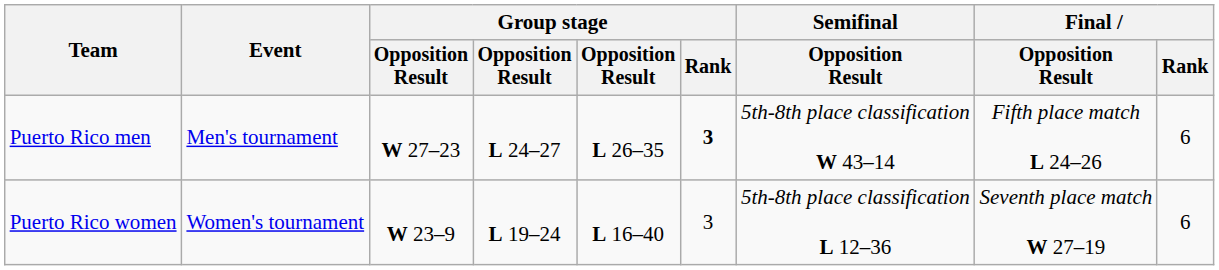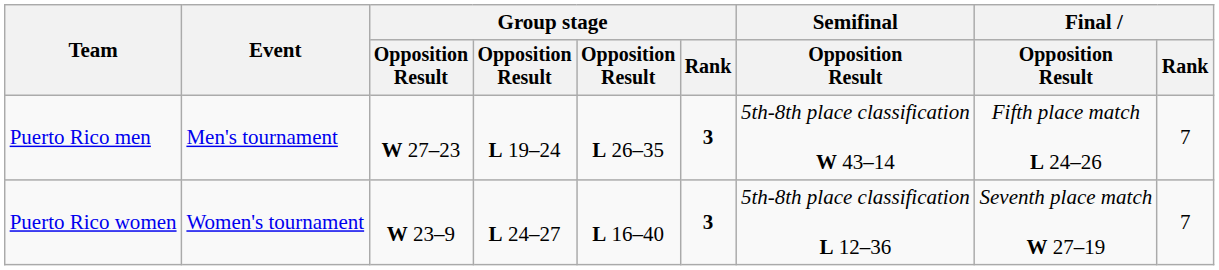(525, 150) L 24–27 -> (525, 150) L 19–24
(1185, 137) 6 -> (1185, 137) 7
(525, 234) L 19–24 -> (525, 234) L 24–27
(708, 222) normal -> (708, 222) bold
(1185, 222) 6 -> (1185, 222) 7
